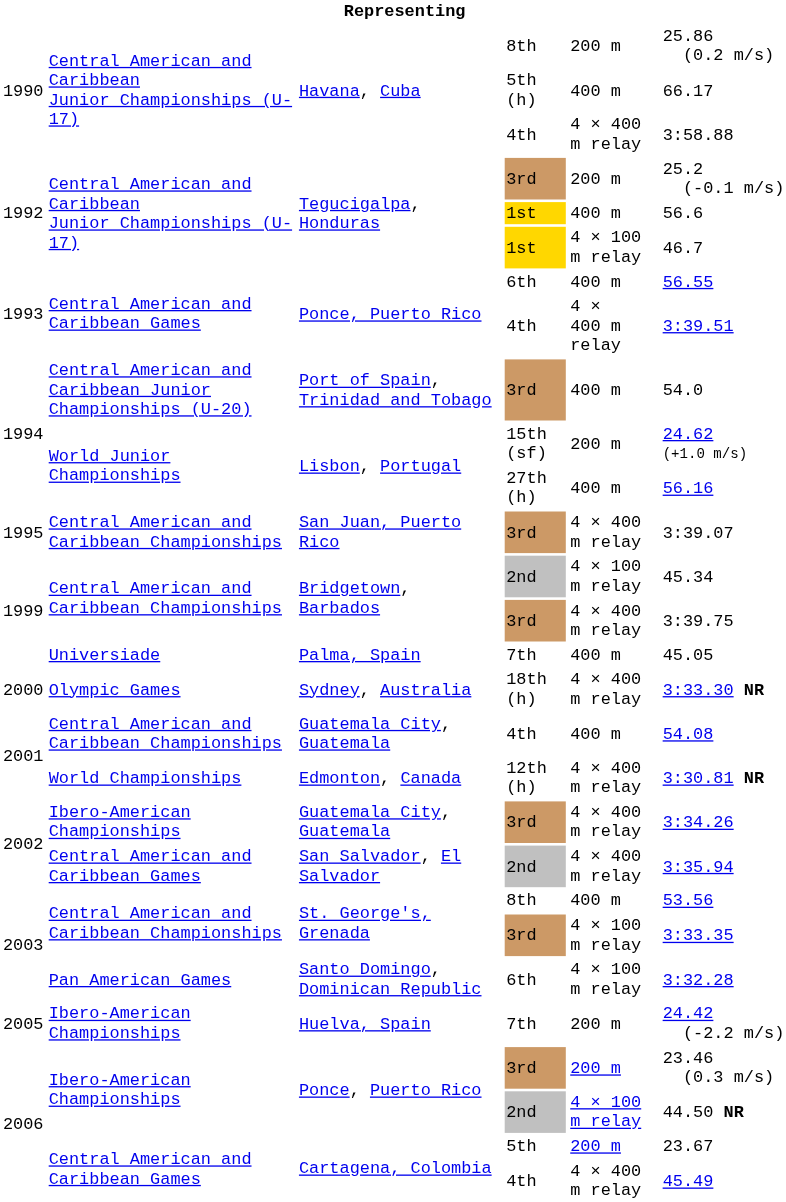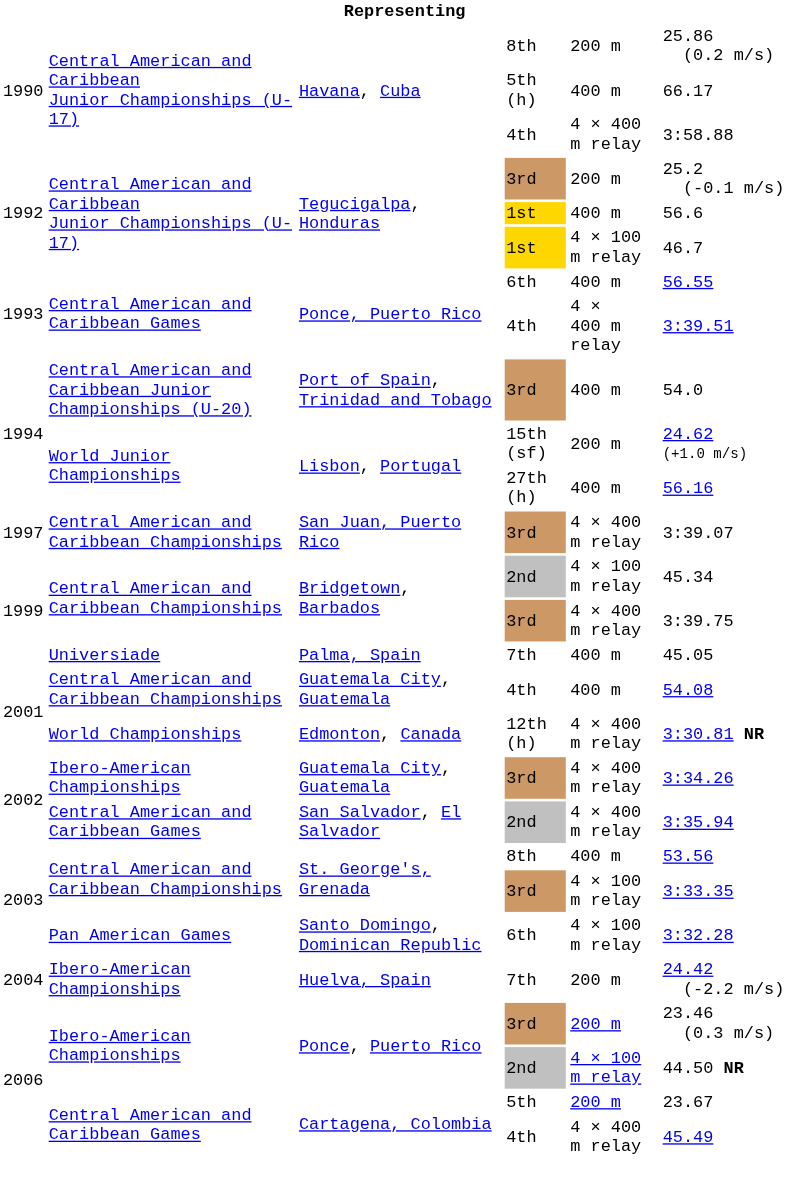(23, 532) 1995 -> (23, 532) 1997
- row: (385, 690)
(23, 1024) 2005 -> (23, 979) 2004
